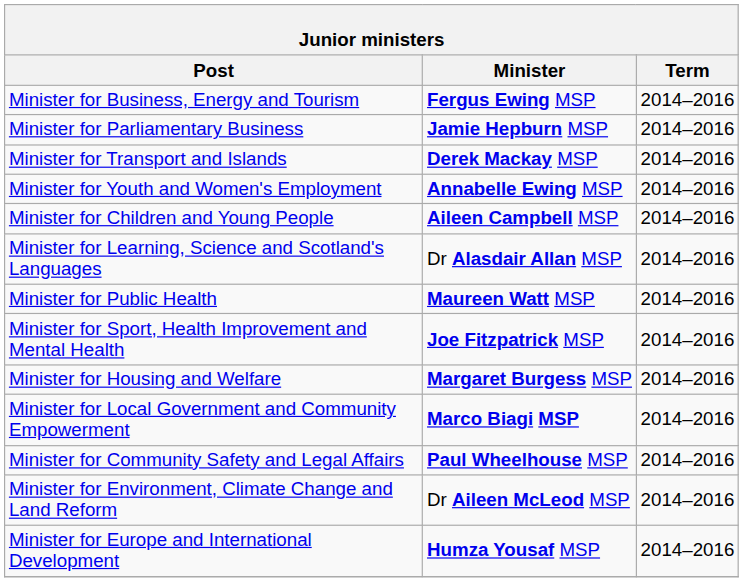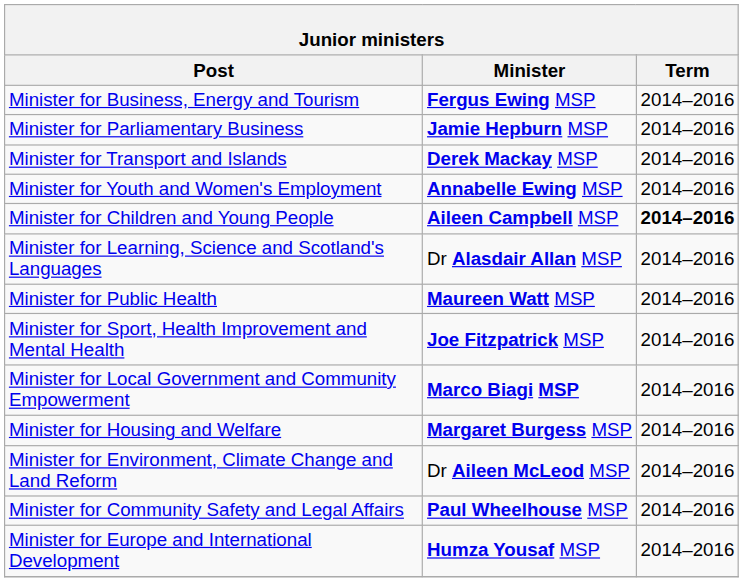(687, 218) normal -> (687, 218) bold
rows swapped: (202, 419) <-> (145, 379)
rows swapped: (206, 459) <-> (201, 500)
